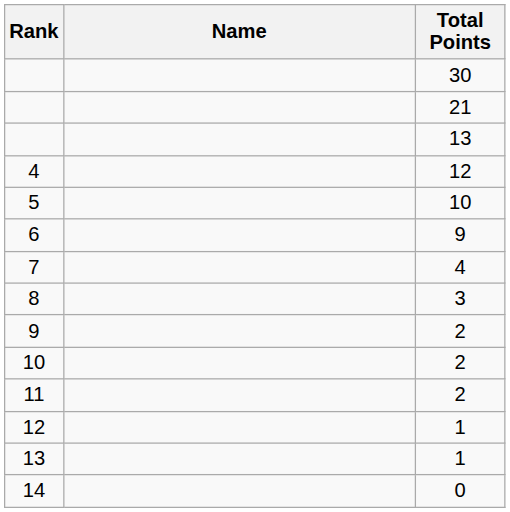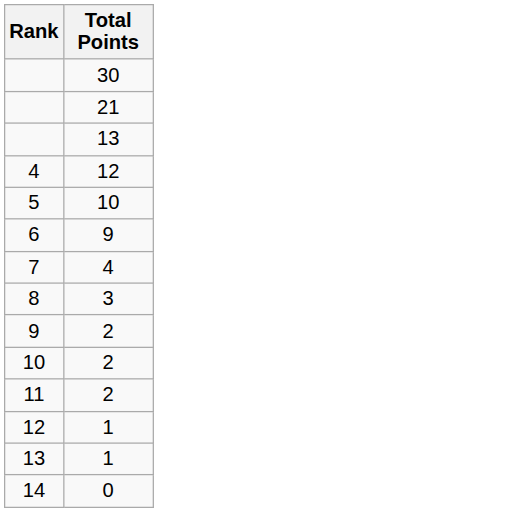- column: (239, 31)
